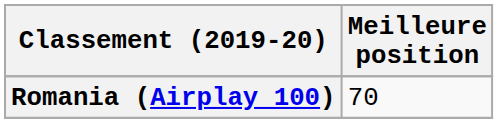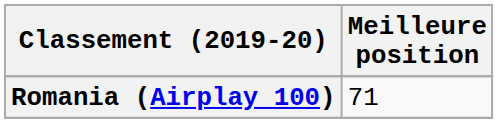(363, 98) 70 -> (363, 98) 71
